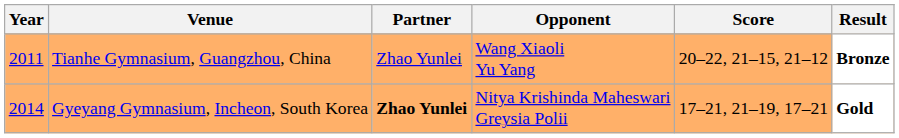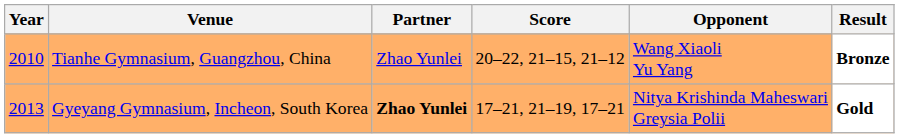columns swapped: (573, 19) <-> (753, 19)
(26, 58) 2011 -> (26, 58) 2010
(26, 108) 2014 -> (26, 108) 2013
